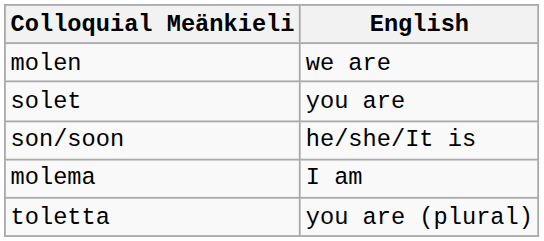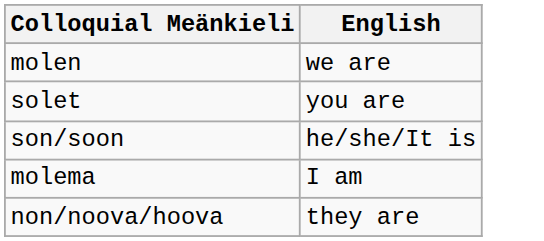- row: (60, 217)
+ row: (117, 217)
